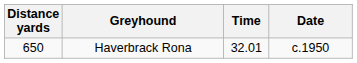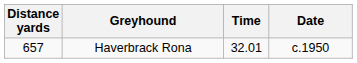(33, 48) 650 -> (33, 48) 657
